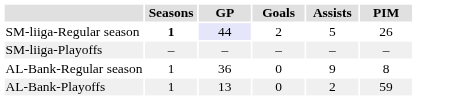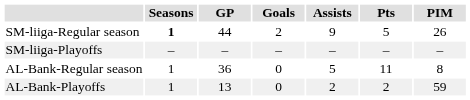+ column: (386, 13)
(225, 31) lavender background -> (225, 31) no background
(332, 31) 5 -> (332, 31) 9
(332, 68) 9 -> (332, 68) 5
